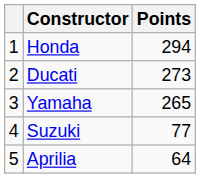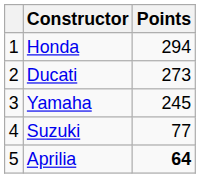(176, 103) 265 -> (176, 103) 245
(181, 160) normal -> (181, 160) bold
